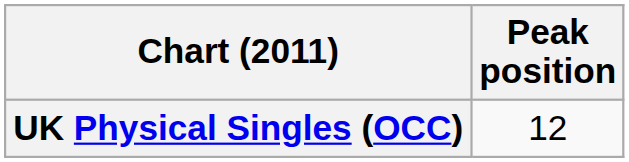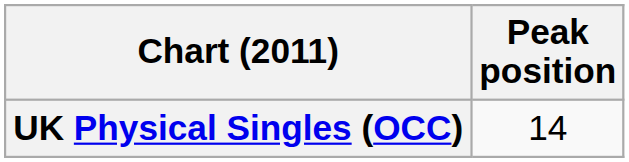(548, 127) 12 -> (548, 127) 14
